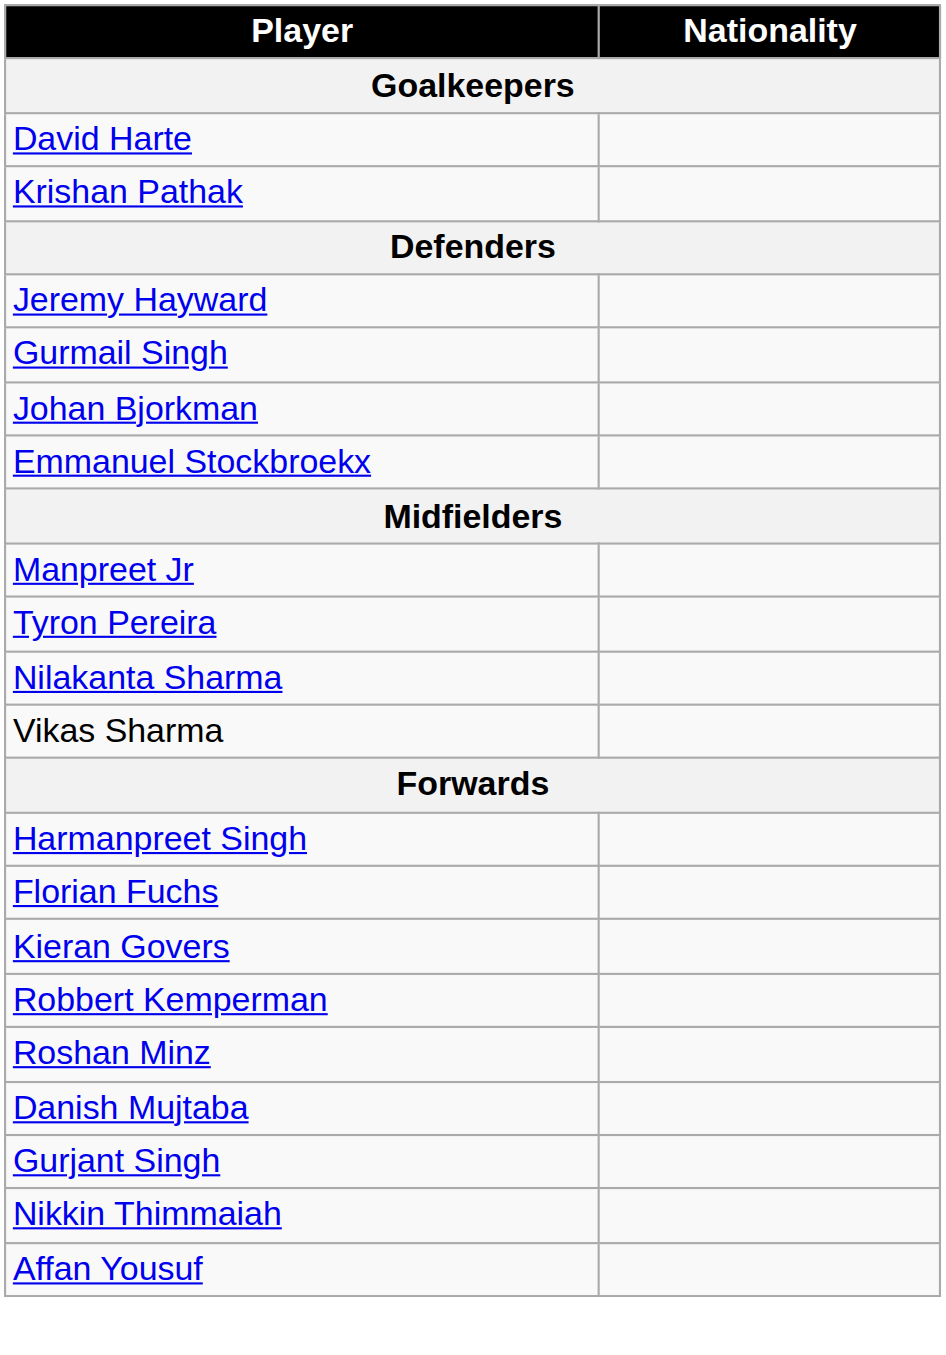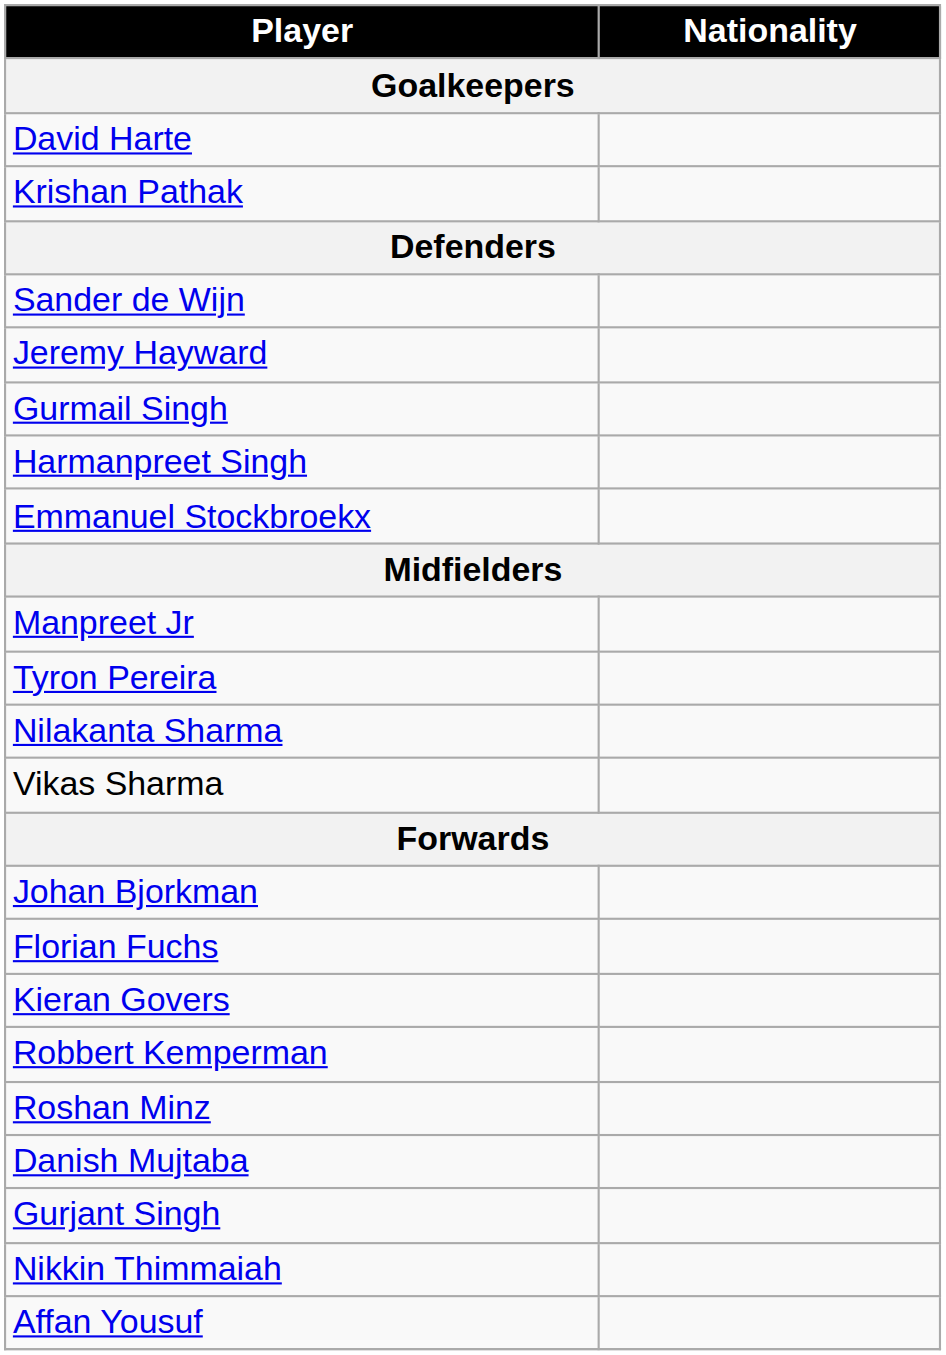+ row: (129, 300)
rows swapped: (160, 838) <-> (135, 407)
